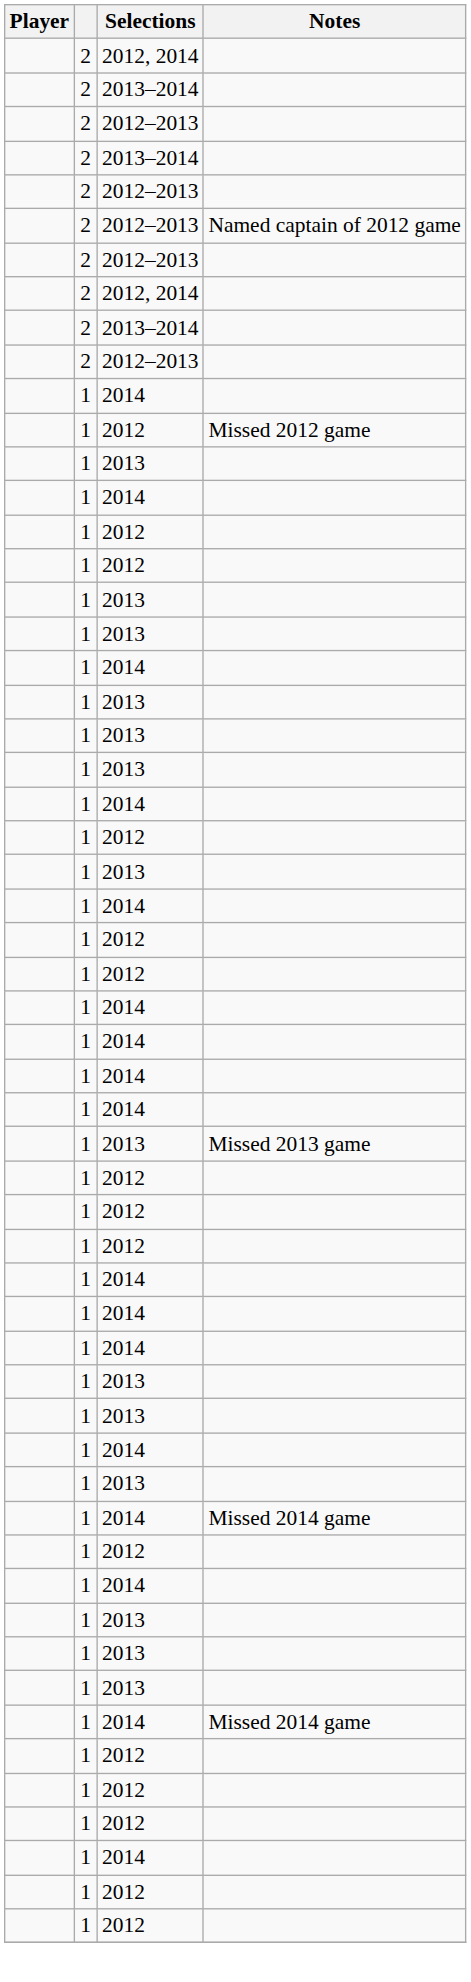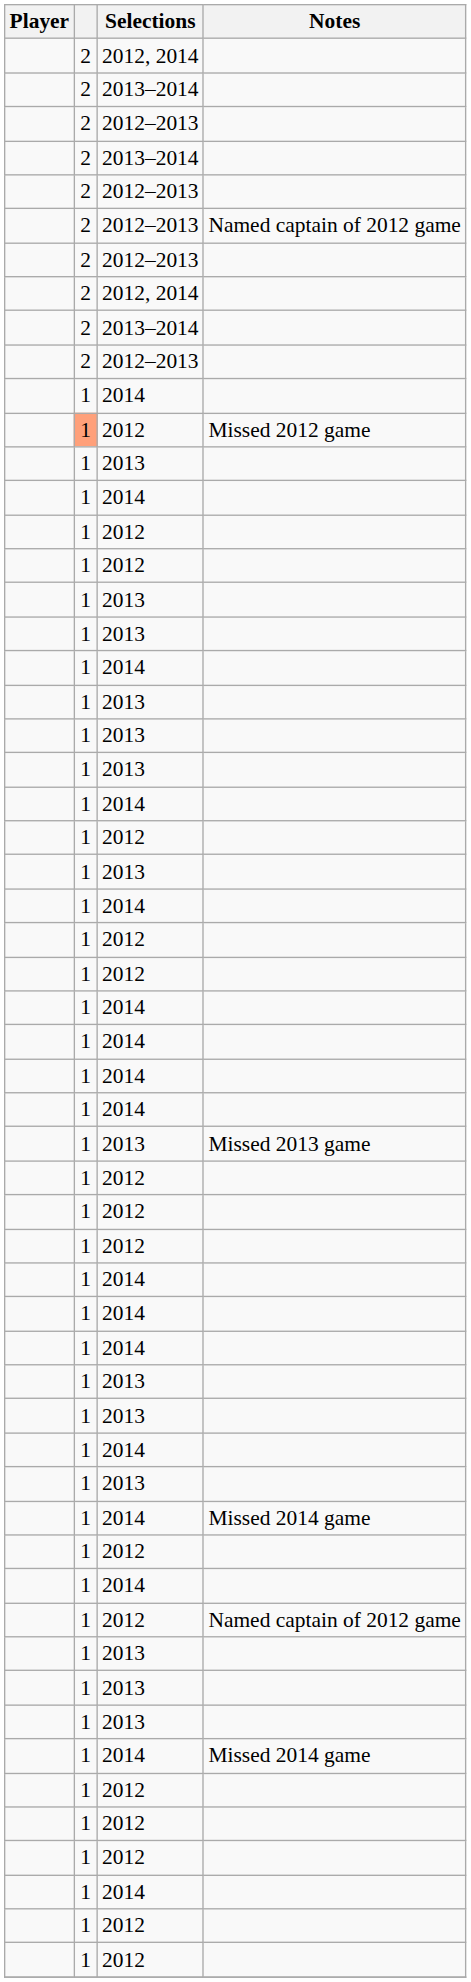(86, 429) no background -> (86, 429) lightsalmon background
+ row: (124, 1619)
